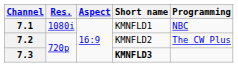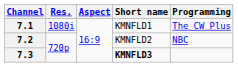(180, 26) NBC -> (202, 26) The CW Plus
(202, 40) The CW Plus -> (180, 40) NBC
